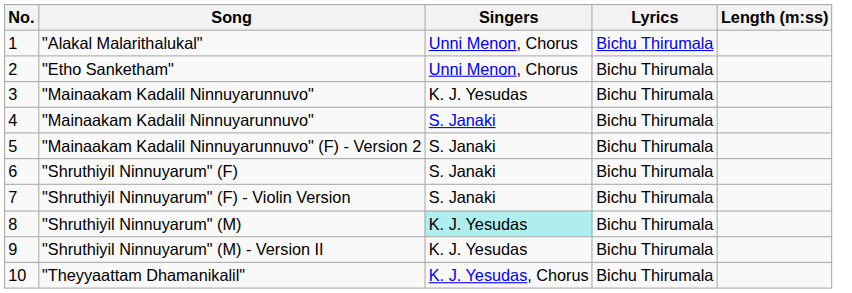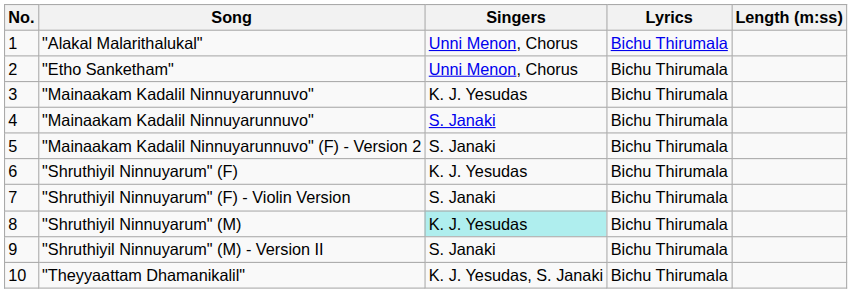(462, 172) S. Janaki -> (478, 172) K. J. Yesudas
(478, 249) K. J. Yesudas -> (462, 249) S. Janaki
(509, 275) K. J. Yesudas, Chorus -> (516, 275) K. J. Yesudas, S. Janaki
